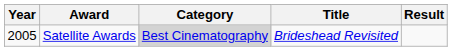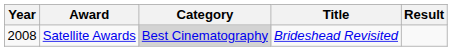(22, 35) 2005 -> (22, 35) 2008
